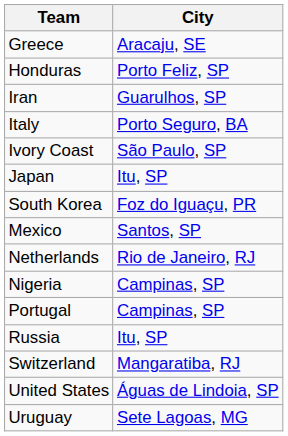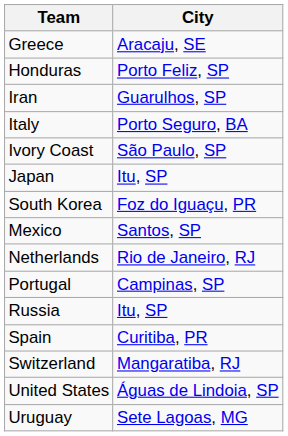- row: (35, 284)
+ row: (30, 337)
